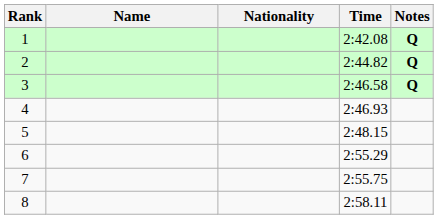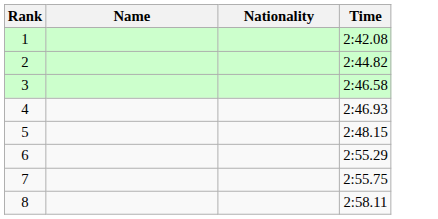- column: (412, 16)
